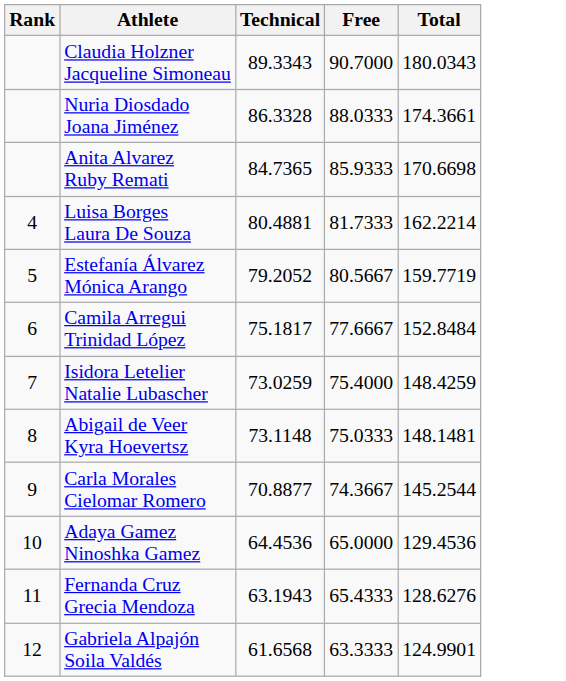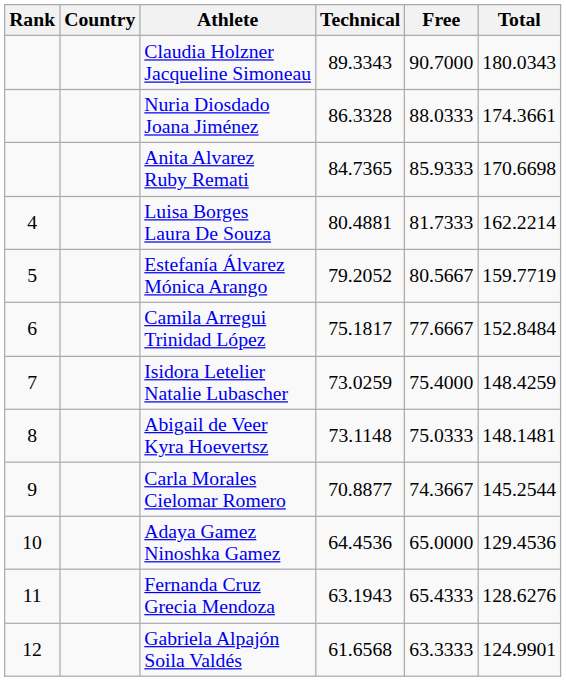+ column: (100, 20)
